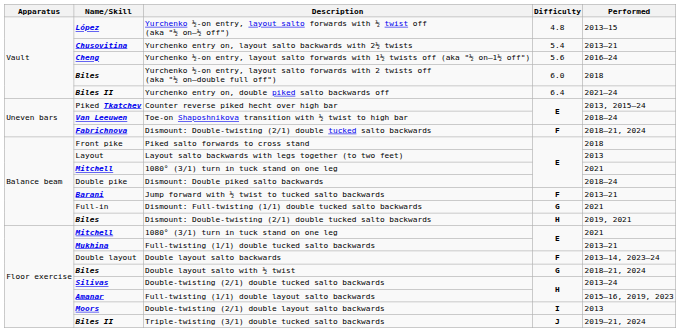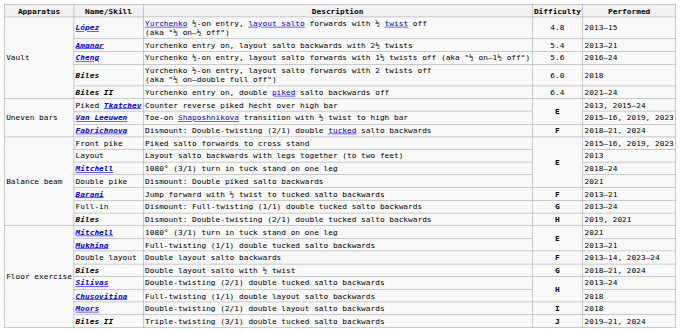(101, 45) Chusovitina -> (90, 45) Amanar
(601, 118) 2018–24 -> (629, 118) 2015–16, 2019, 2023
(594, 143) 2018 -> (629, 143) 2015–16, 2019, 2023
(594, 168) 2021 -> (601, 168) 2018–24
(601, 181) 2018–24 -> (594, 181) 2021
(594, 207) 2021 -> (601, 207) 2013–24
(90, 296) Amanar -> (101, 296) Chusovitina
(629, 296) 2015–16, 2019, 2023 -> (594, 296) 2018
(594, 308) 2013 -> (594, 308) 2018
